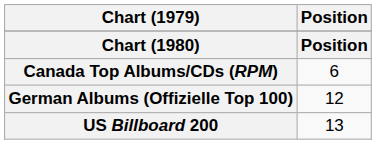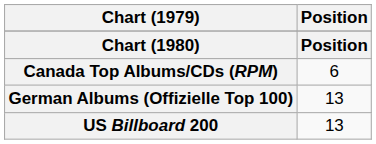(334, 98) 12 -> (334, 98) 13
